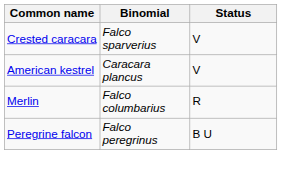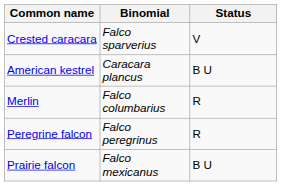(196, 70) V -> (202, 70) B U
(202, 133) B U -> (197, 133) R
+ row: (41, 165)
